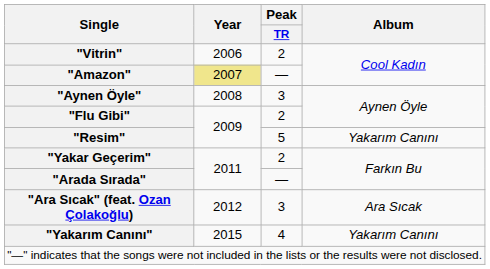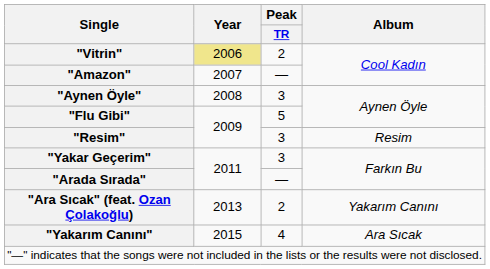(228, 54) no background -> (228, 54) khaki background
(228, 75) khaki background -> (228, 75) no background
(282, 116) 2 -> (282, 116) 5
(282, 137) 5 -> (282, 137) 3
(393, 137) Yakarım Canını -> (393, 137) Resim
(282, 158) 2 -> (282, 158) 3
(228, 207) 2012 -> (228, 207) 2013
(282, 207) 3 -> (282, 207) 2
(393, 207) Ara Sıcak -> (393, 207) Yakarım Canını
(393, 235) Yakarım Canını -> (393, 235) Ara Sıcak
